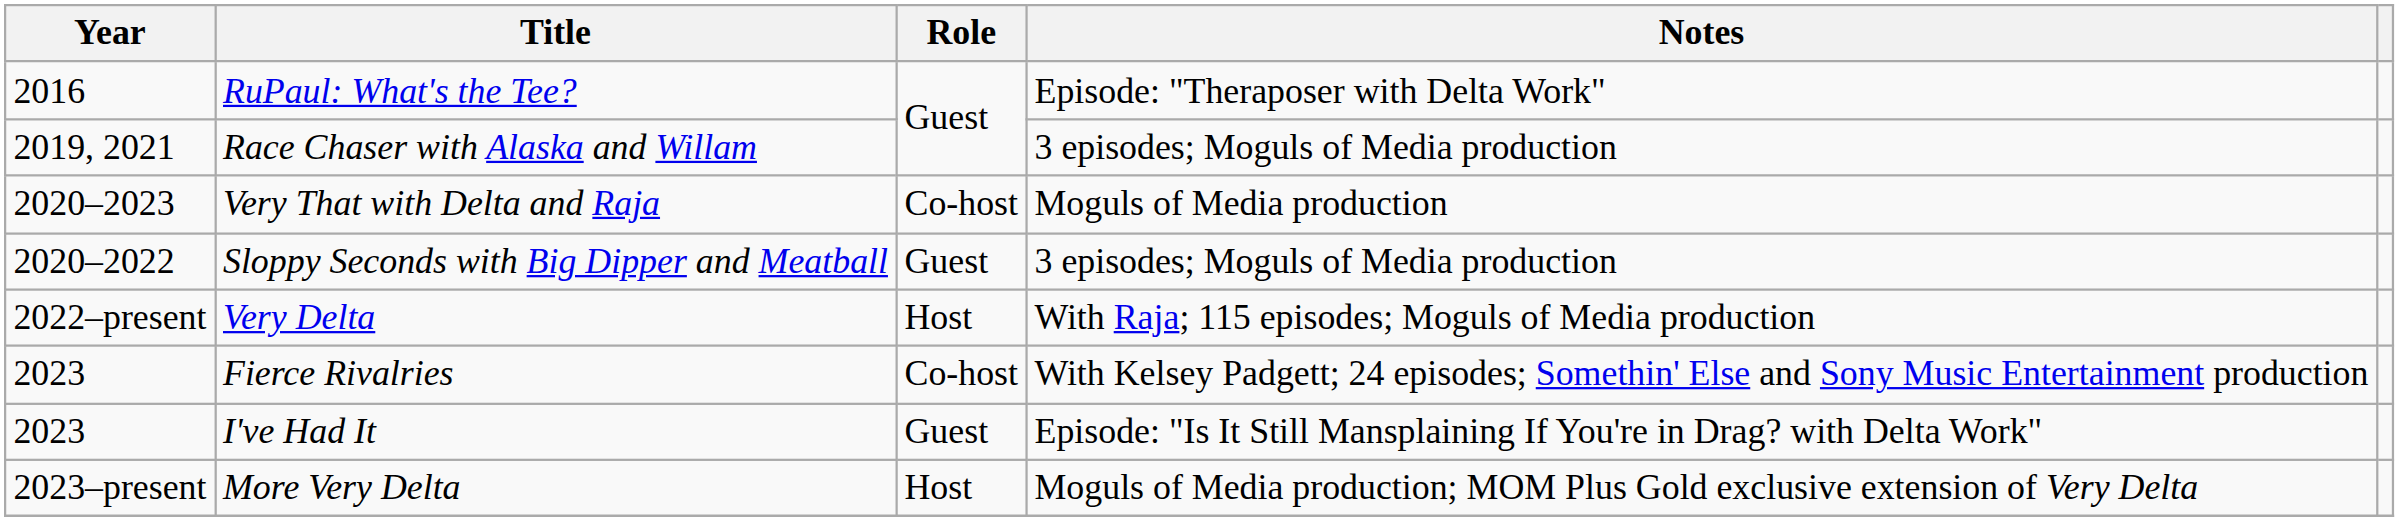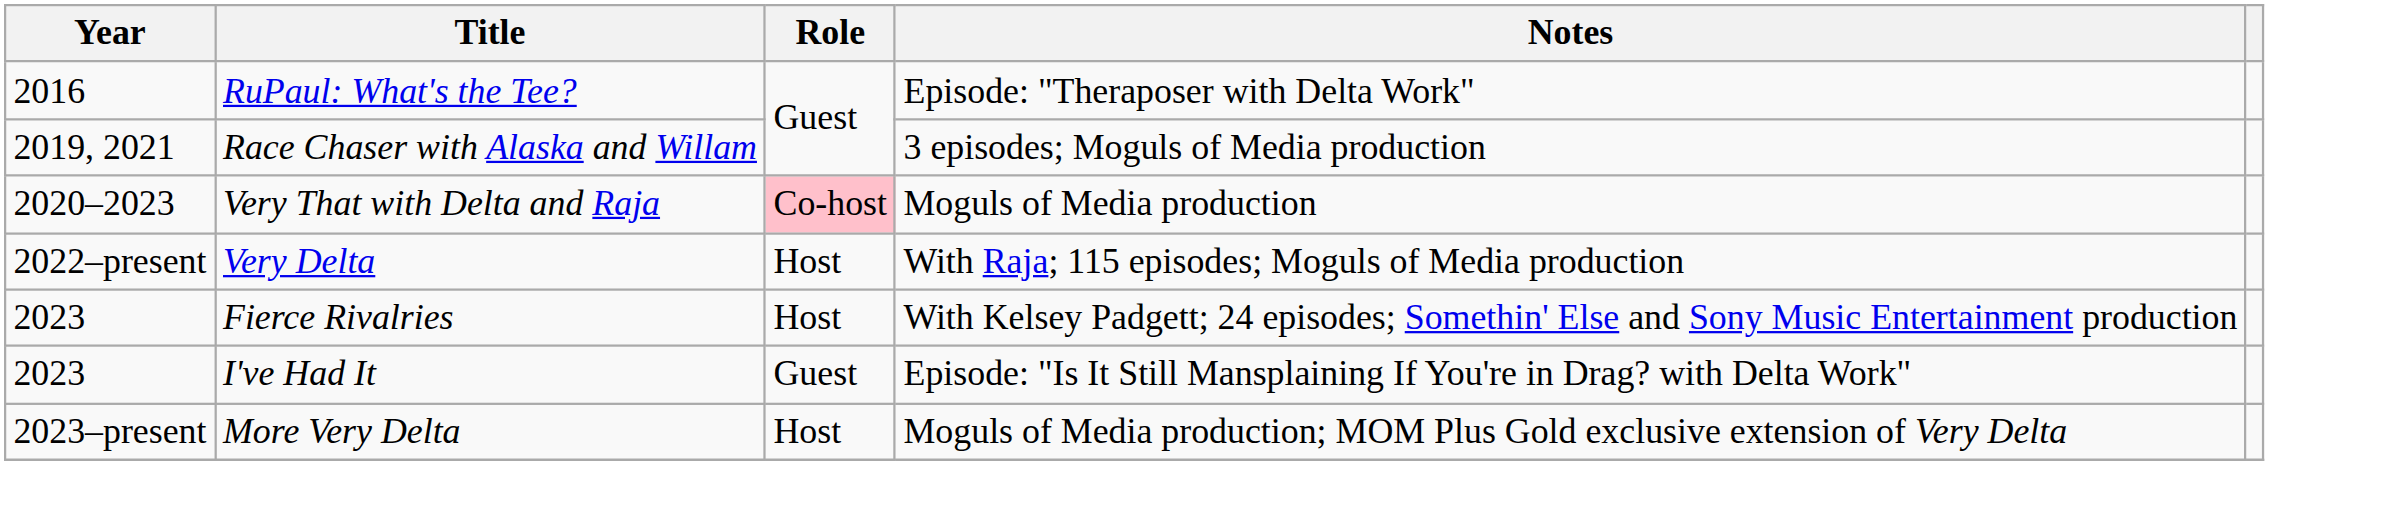(961, 203) no background -> (830, 203) pink background
- row: (555, 260)
(961, 373) Co-host -> (807, 317) Host
